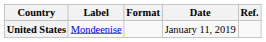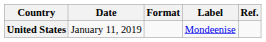columns swapped: (200, 12) <-> (96, 12)
